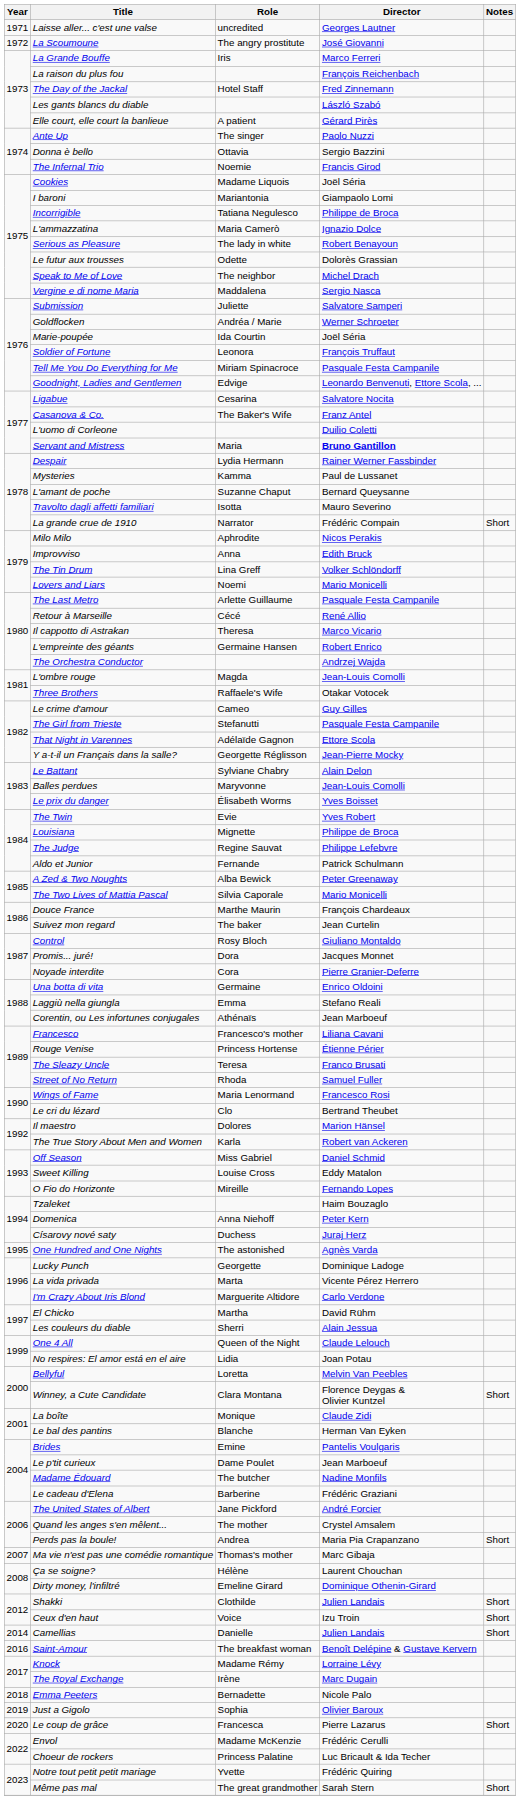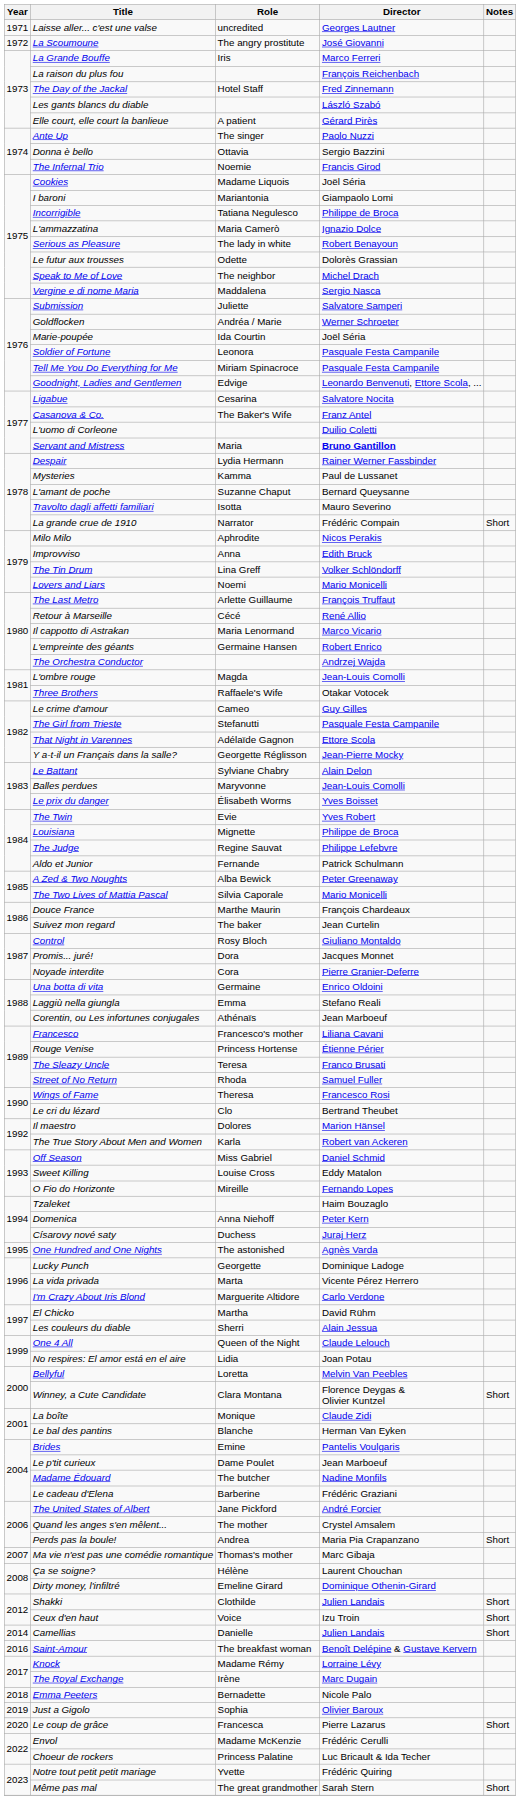(358, 352) François Truffaut -> (381, 352) Pasquale Festa Campanile
(381, 600) Pasquale Festa Campanile -> (358, 600) François Truffaut
(236, 631) Theresa -> (256, 631) Maria Lenormand
(256, 1095) Maria Lenormand -> (236, 1095) Theresa
